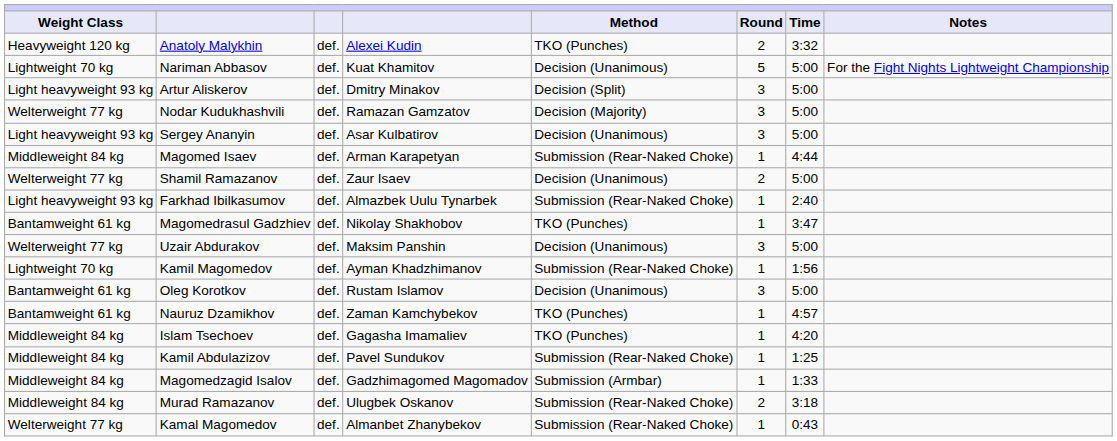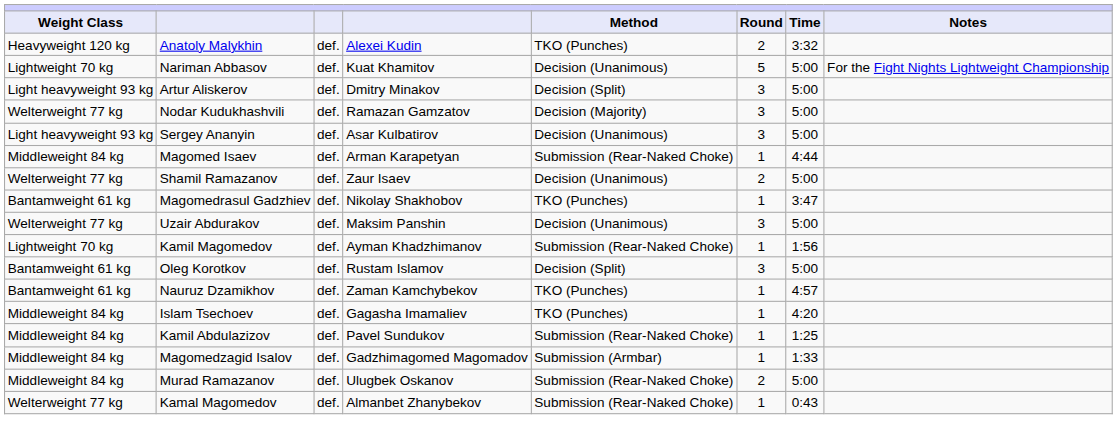- row: (222, 201)
(601, 290) Decision (Unanimous) -> (580, 268) Decision (Split)
(805, 402) 3:18 -> (805, 380) 5:00
